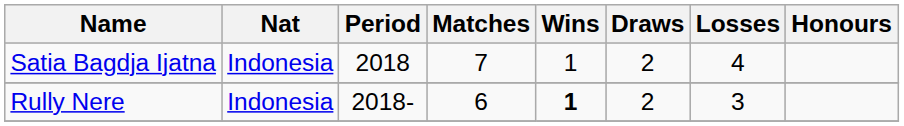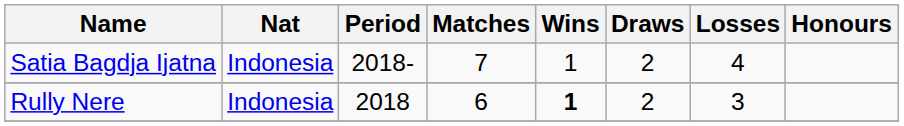(383, 62) 2018 -> (383, 62) 2018-
(383, 101) 2018- -> (383, 101) 2018
